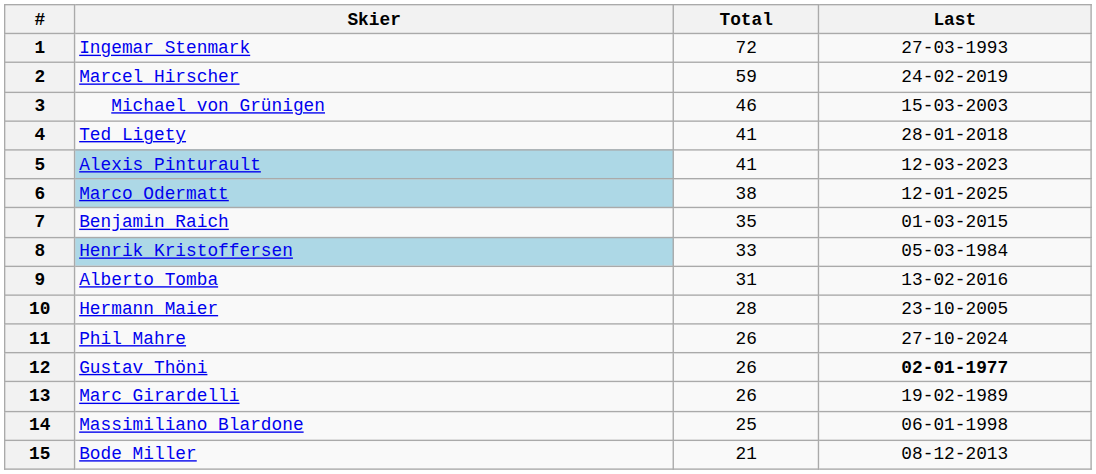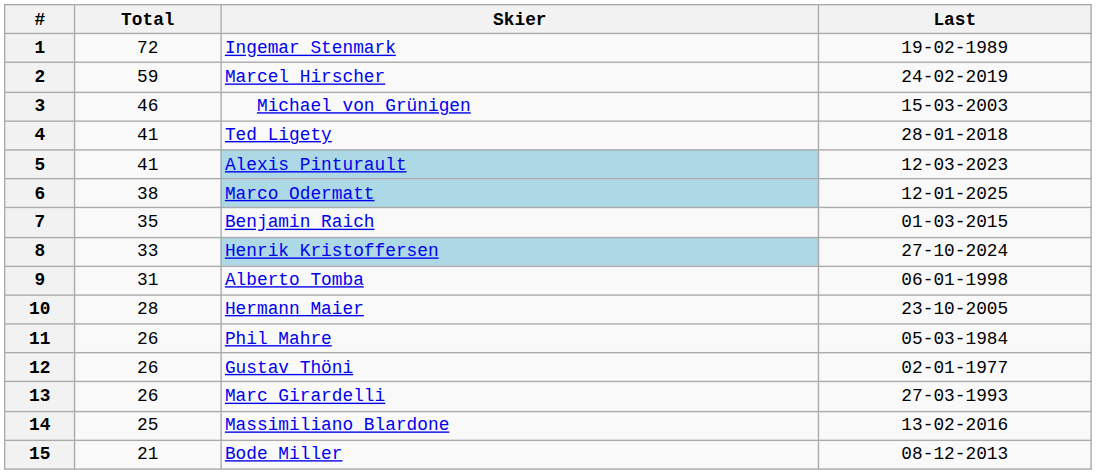columns swapped: (374, 19) <-> (746, 19)
(955, 48) 27-03-1993 -> (955, 48) 19-02-1989
(955, 251) 05-03-1984 -> (955, 251) 27-10-2024
(955, 280) 13-02-2016 -> (955, 280) 06-01-1998
(955, 338) 27-10-2024 -> (955, 338) 05-03-1984
(955, 368) bold -> (955, 368) normal
(955, 397) 19-02-1989 -> (955, 397) 27-03-1993
(955, 426) 06-01-1998 -> (955, 426) 13-02-2016
